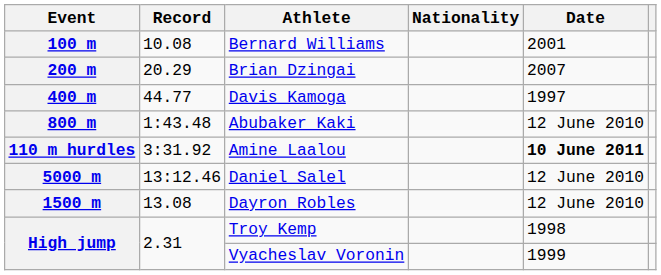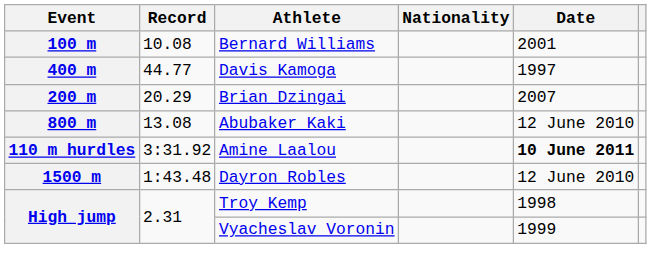rows swapped: (292, 71) <-> (287, 97)
(177, 124) 1:43.48 -> (167, 124) 13.08
- row: (287, 177)
(167, 203) 13.08 -> (177, 177) 1:43.48
